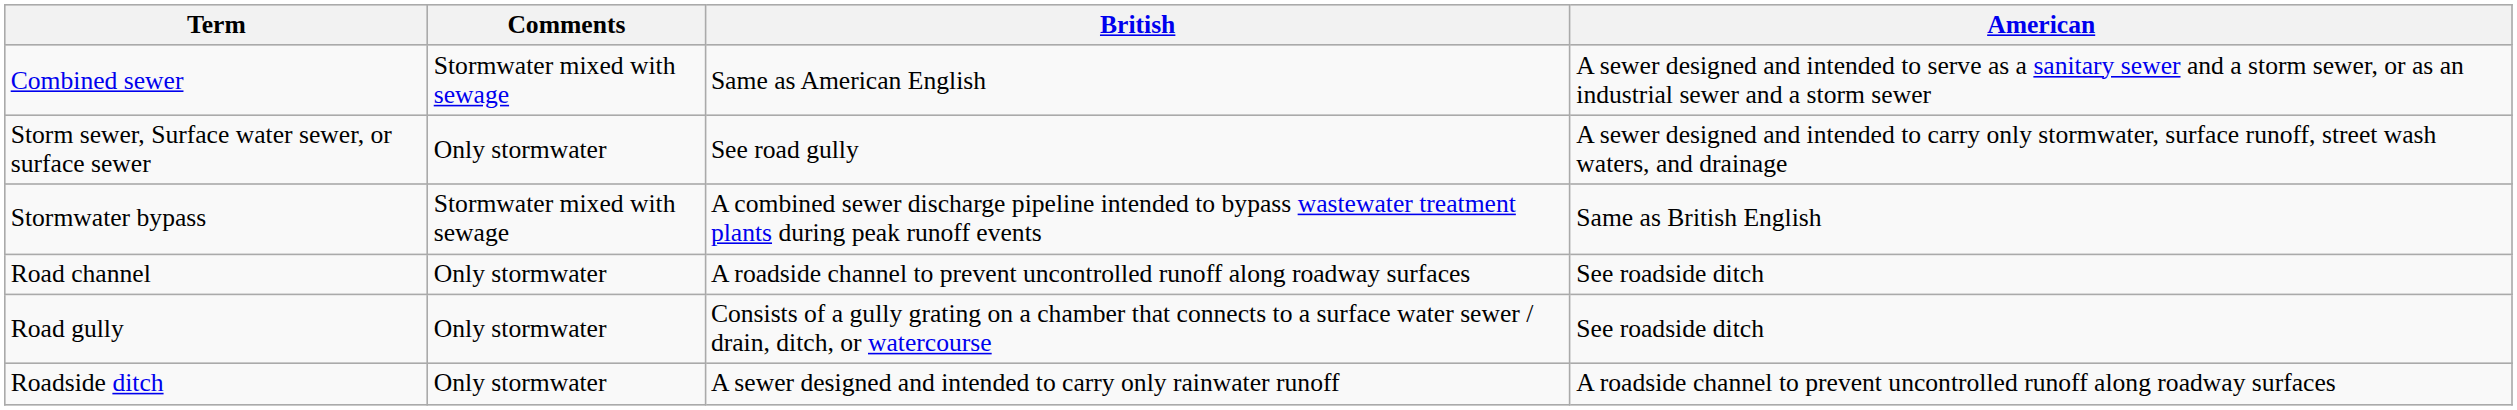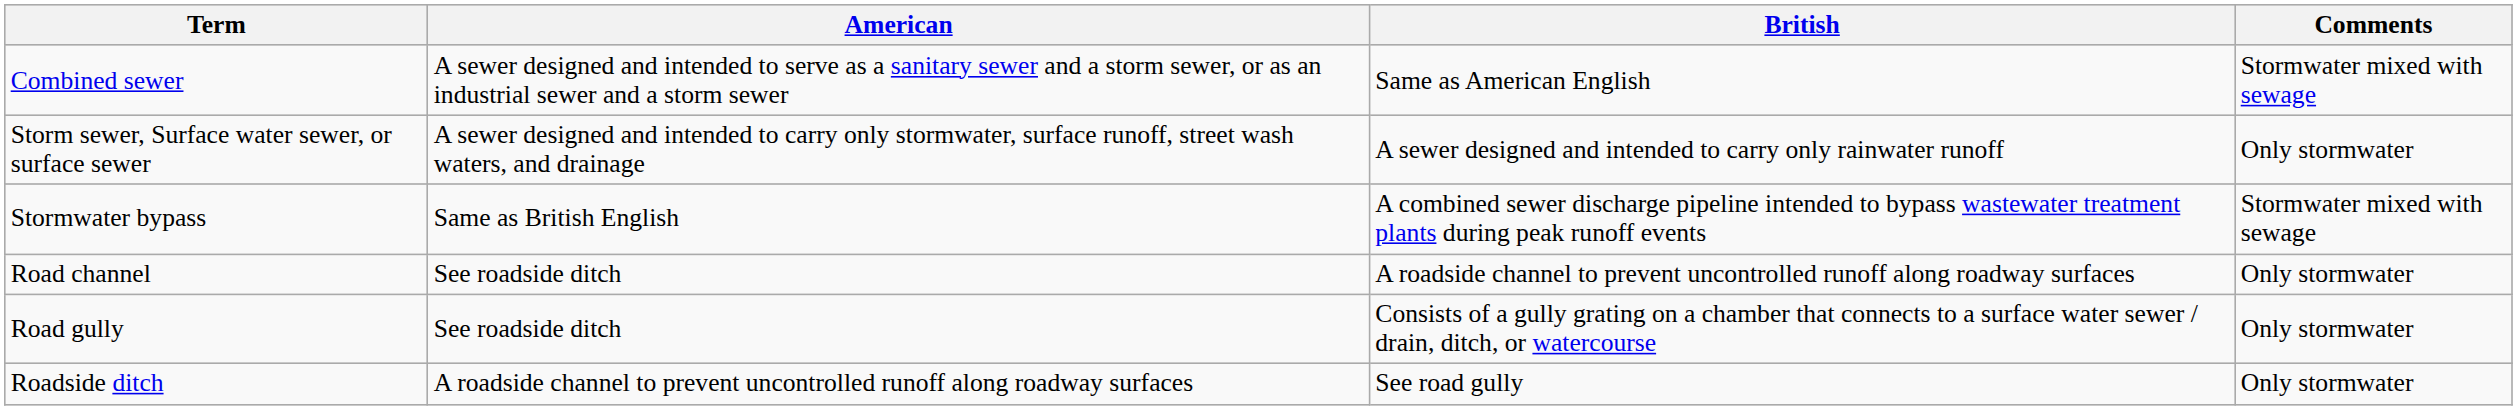columns swapped: (2041, 24) <-> (566, 24)
(785, 149) See road gully -> (1690, 149) A sewer designed and intended to carry only rainwater runoff
(1025, 383) A sewer designed and intended to carry only rainwater runoff -> (1449, 383) See road gully
